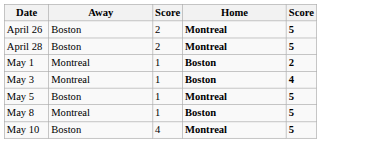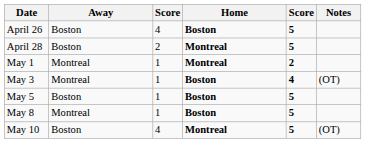+ column: (339, 12)
(158, 29) 2 -> (158, 29) 4
(206, 29) Montreal -> (201, 29) Boston
(201, 63) Boston -> (206, 63) Montreal
(206, 96) Montreal -> (201, 96) Boston
